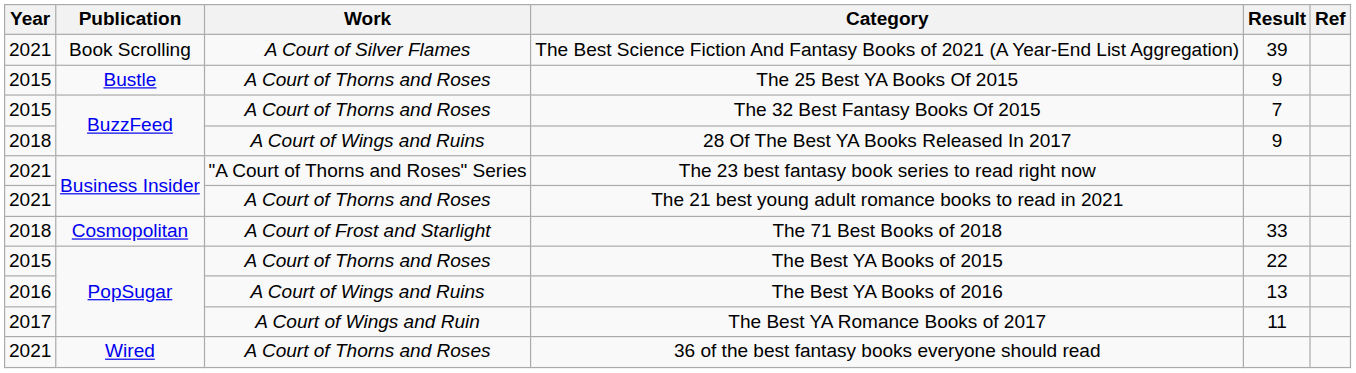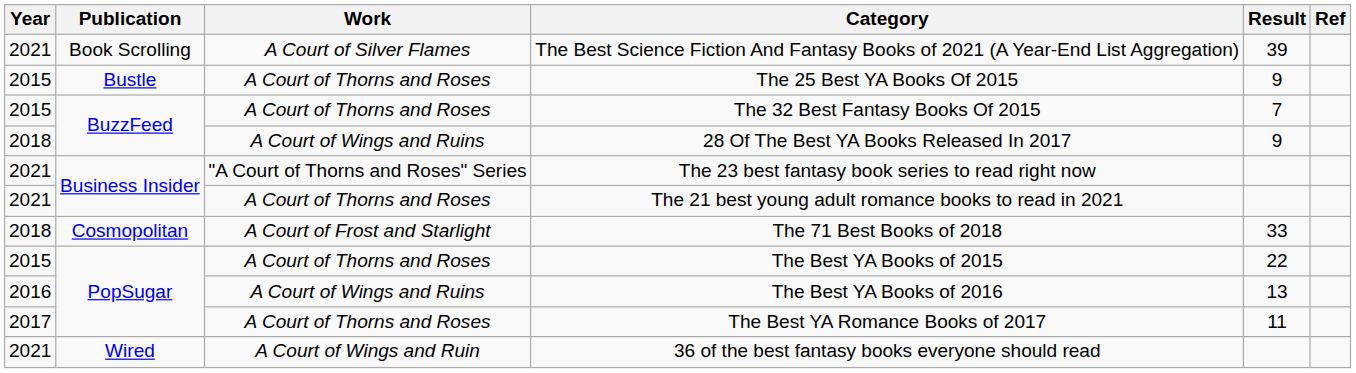(368, 321) A Court of Wings and Ruin -> (368, 321) A Court of Thorns and Roses
(368, 351) A Court of Thorns and Roses -> (368, 351) A Court of Wings and Ruin
